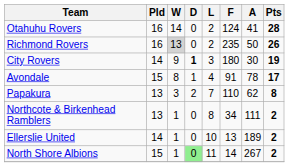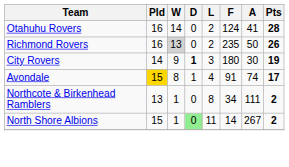(157, 77) no background -> (157, 77) gold background
(253, 77) 78 -> (253, 77) 74
- row: (29, 93)
- row: (41, 137)
